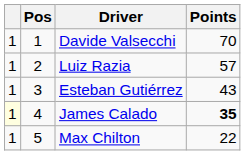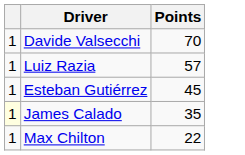- column: (38, 17)
(228, 90) 43 -> (193, 90) 45
(228, 114) bold -> (193, 114) normal
